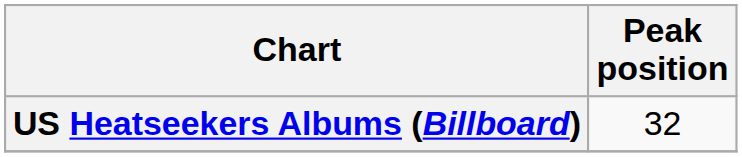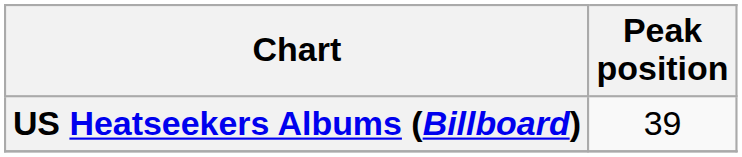(663, 123) 32 -> (663, 123) 39
